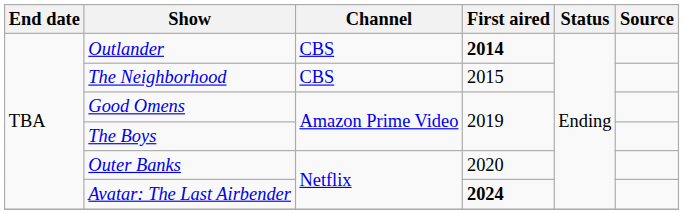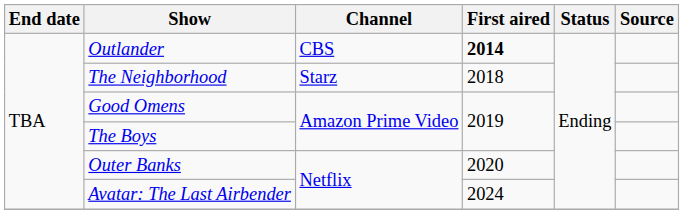(317, 77) CBS -> (318, 77) Starz
(485, 77) 2015 -> (485, 77) 2018
(485, 194) bold -> (485, 194) normal
